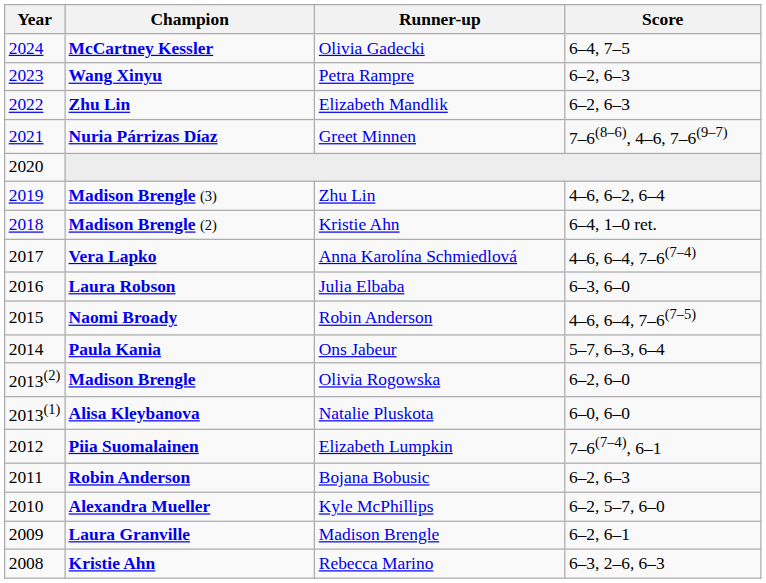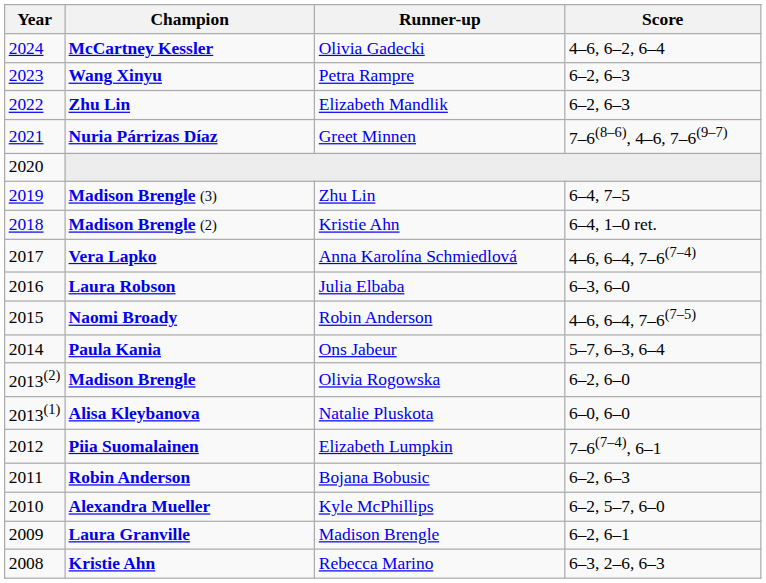(599, 47) 6–4, 7–5 -> (617, 47) 4–6, 6–2, 6–4
(617, 196) 4–6, 6–2, 6–4 -> (599, 196) 6–4, 7–5
